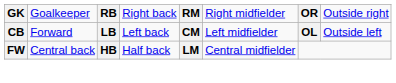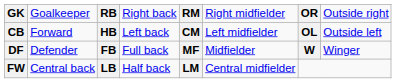(109, 31) LB -> (109, 31) HB
+ row: (16, 50)
(109, 50) HB -> (109, 68) LB
